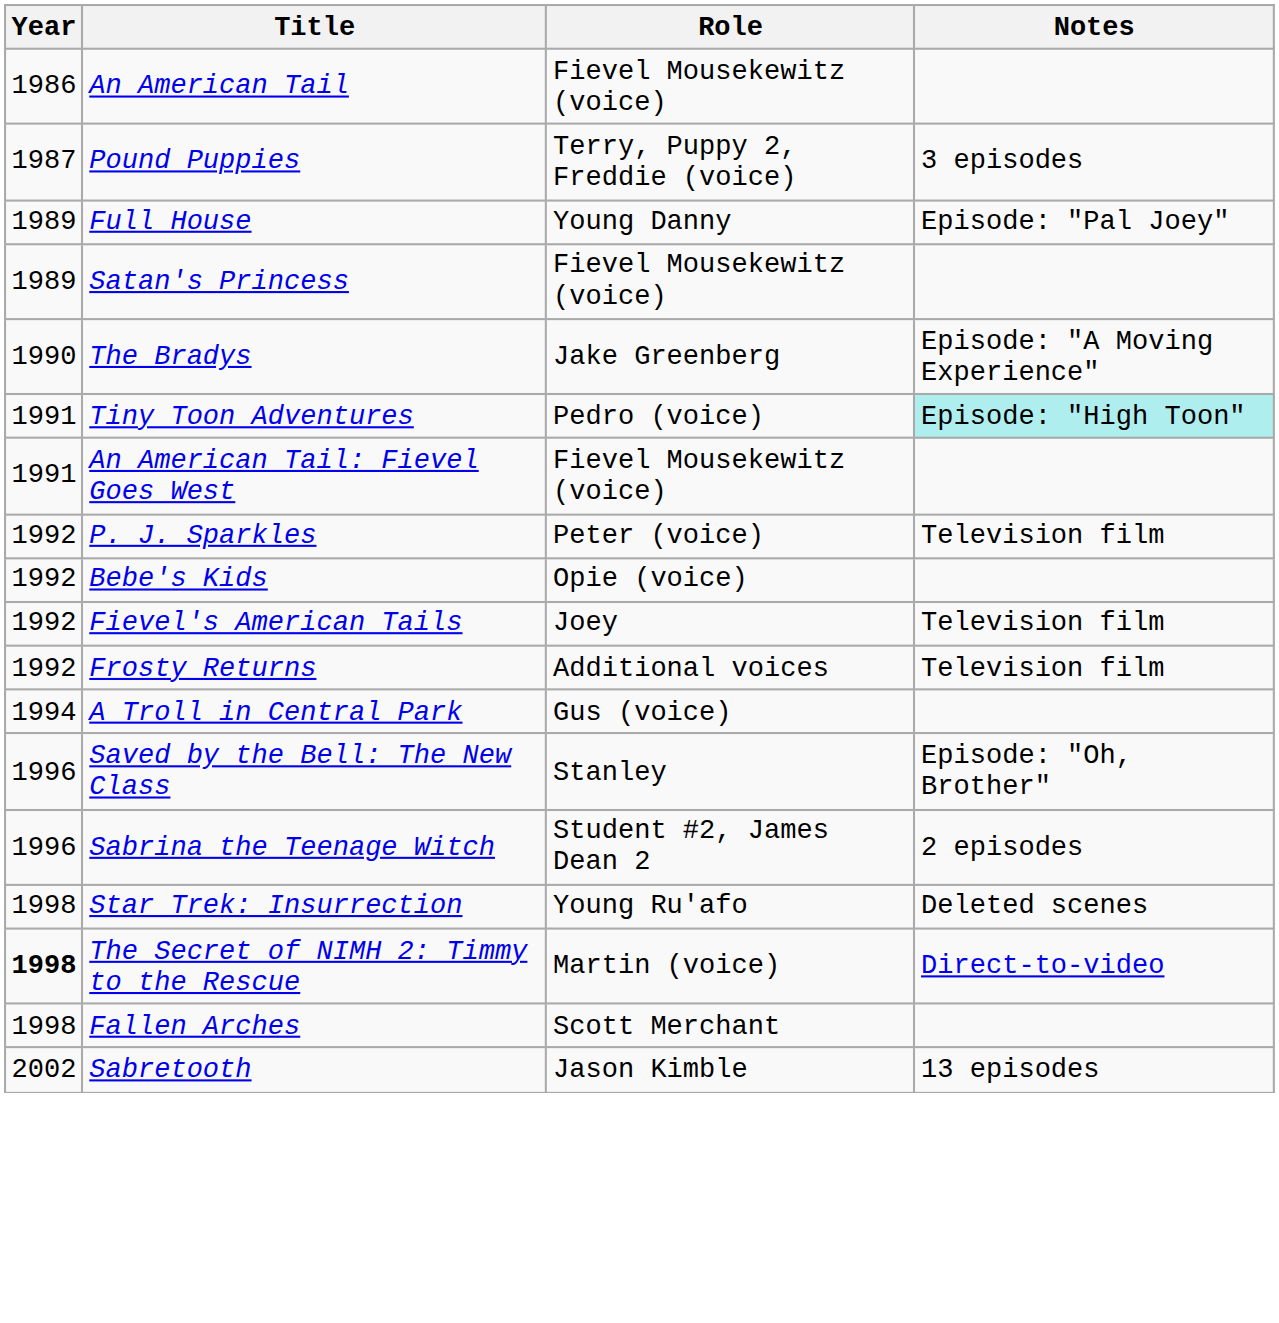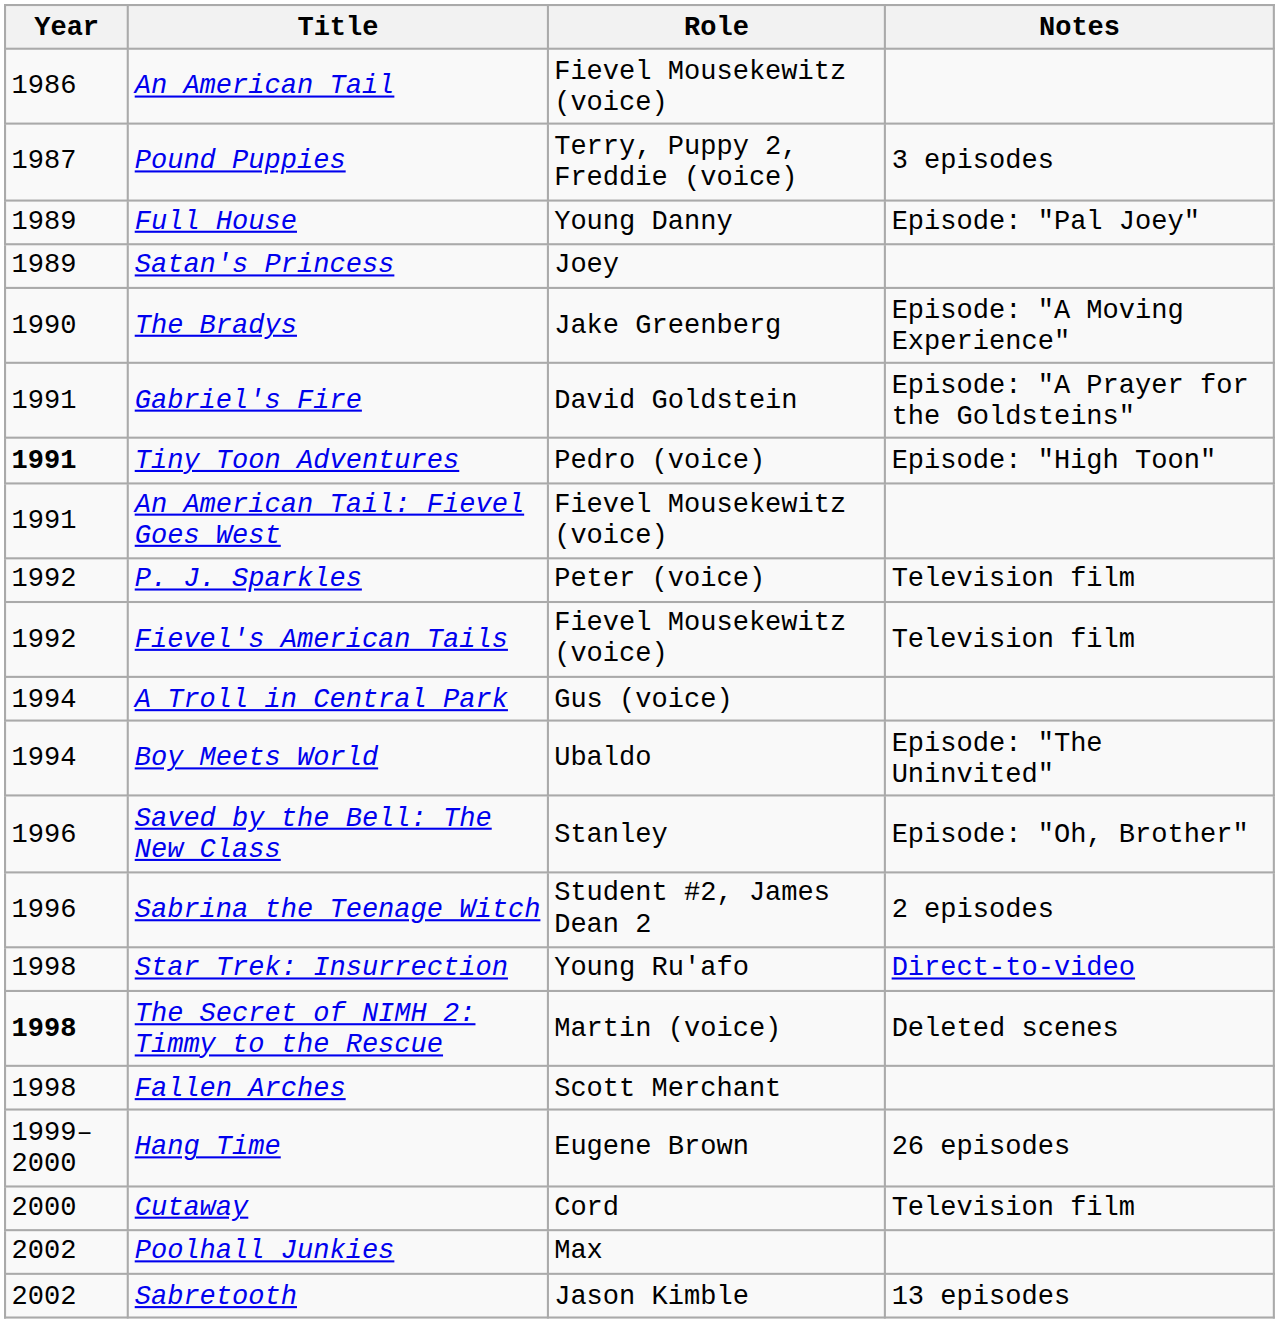(699, 281) Fievel Mousekewitz (voice) -> (587, 266) Joey
+ row: (248, 401)
(44, 416) normal -> (44, 460) bold
(1083, 416) paleturquoise background -> (1054, 460) no background
- row: (179, 580)
(585, 624) Joey -> (700, 639) Fievel Mousekewitz (voice)
- row: (203, 668)
+ row: (256, 759)
(1035, 907) Deleted scenes -> (1013, 969) Direct-to-video
(1043, 966) Direct-to-video -> (1005, 1029) Deleted scenes
+ row: (208, 1148)
+ row: (192, 1208)
+ row: (265, 1252)
